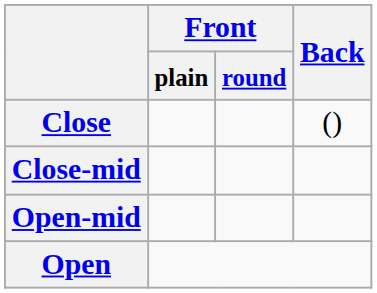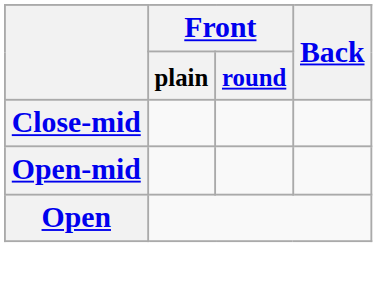- row: (76, 122)
